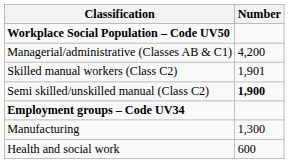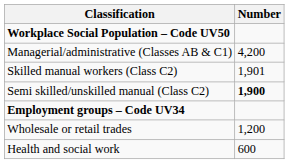- row: (43, 129)
+ row: (69, 129)
